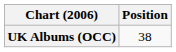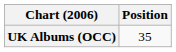(145, 36) 38 -> (145, 36) 35
